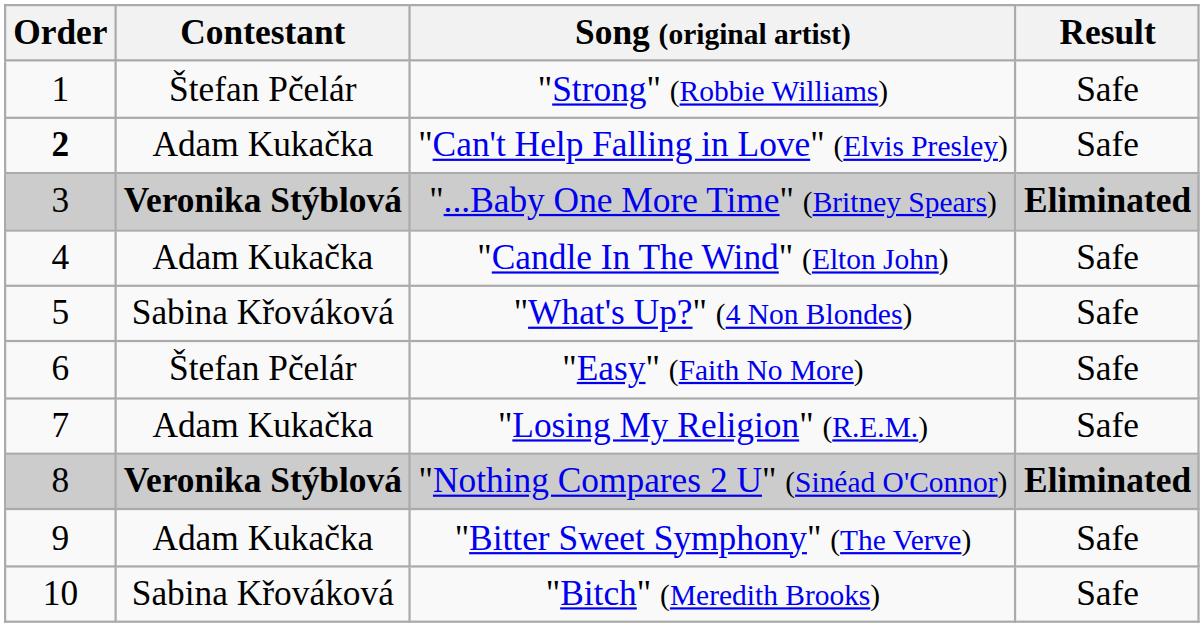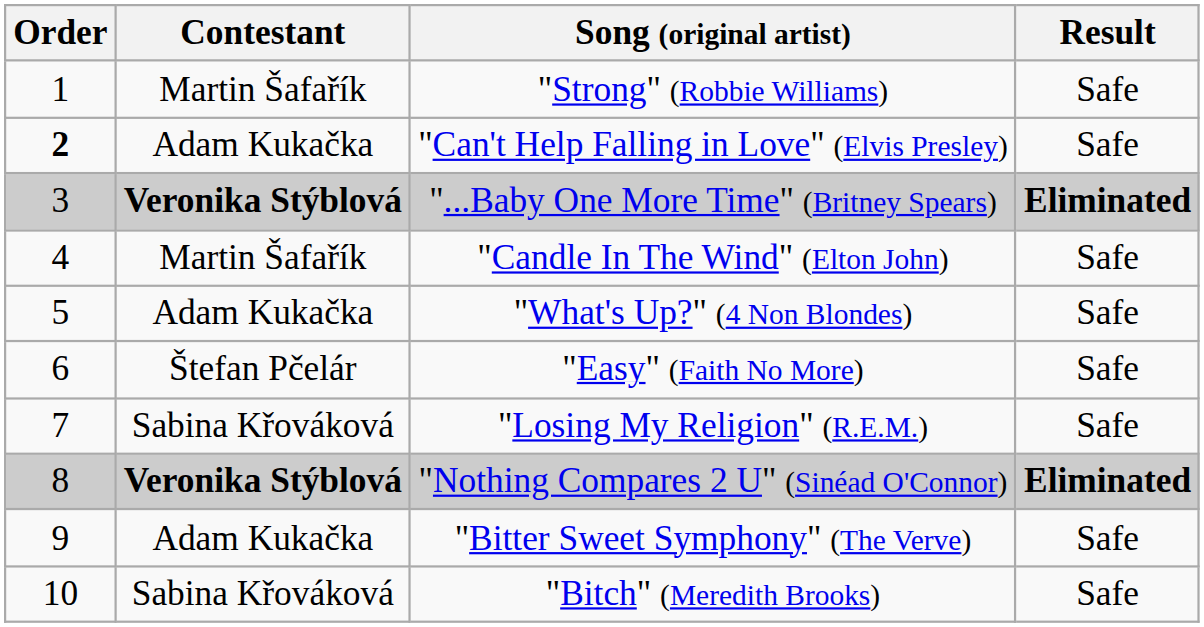(263, 88) Štefan Pčelár -> (263, 88) Martin Šafařík
(263, 256) Adam Kukačka -> (263, 256) Martin Šafařík
(263, 312) Sabina Křováková -> (263, 312) Adam Kukačka
(263, 425) Adam Kukačka -> (263, 425) Sabina Křováková
